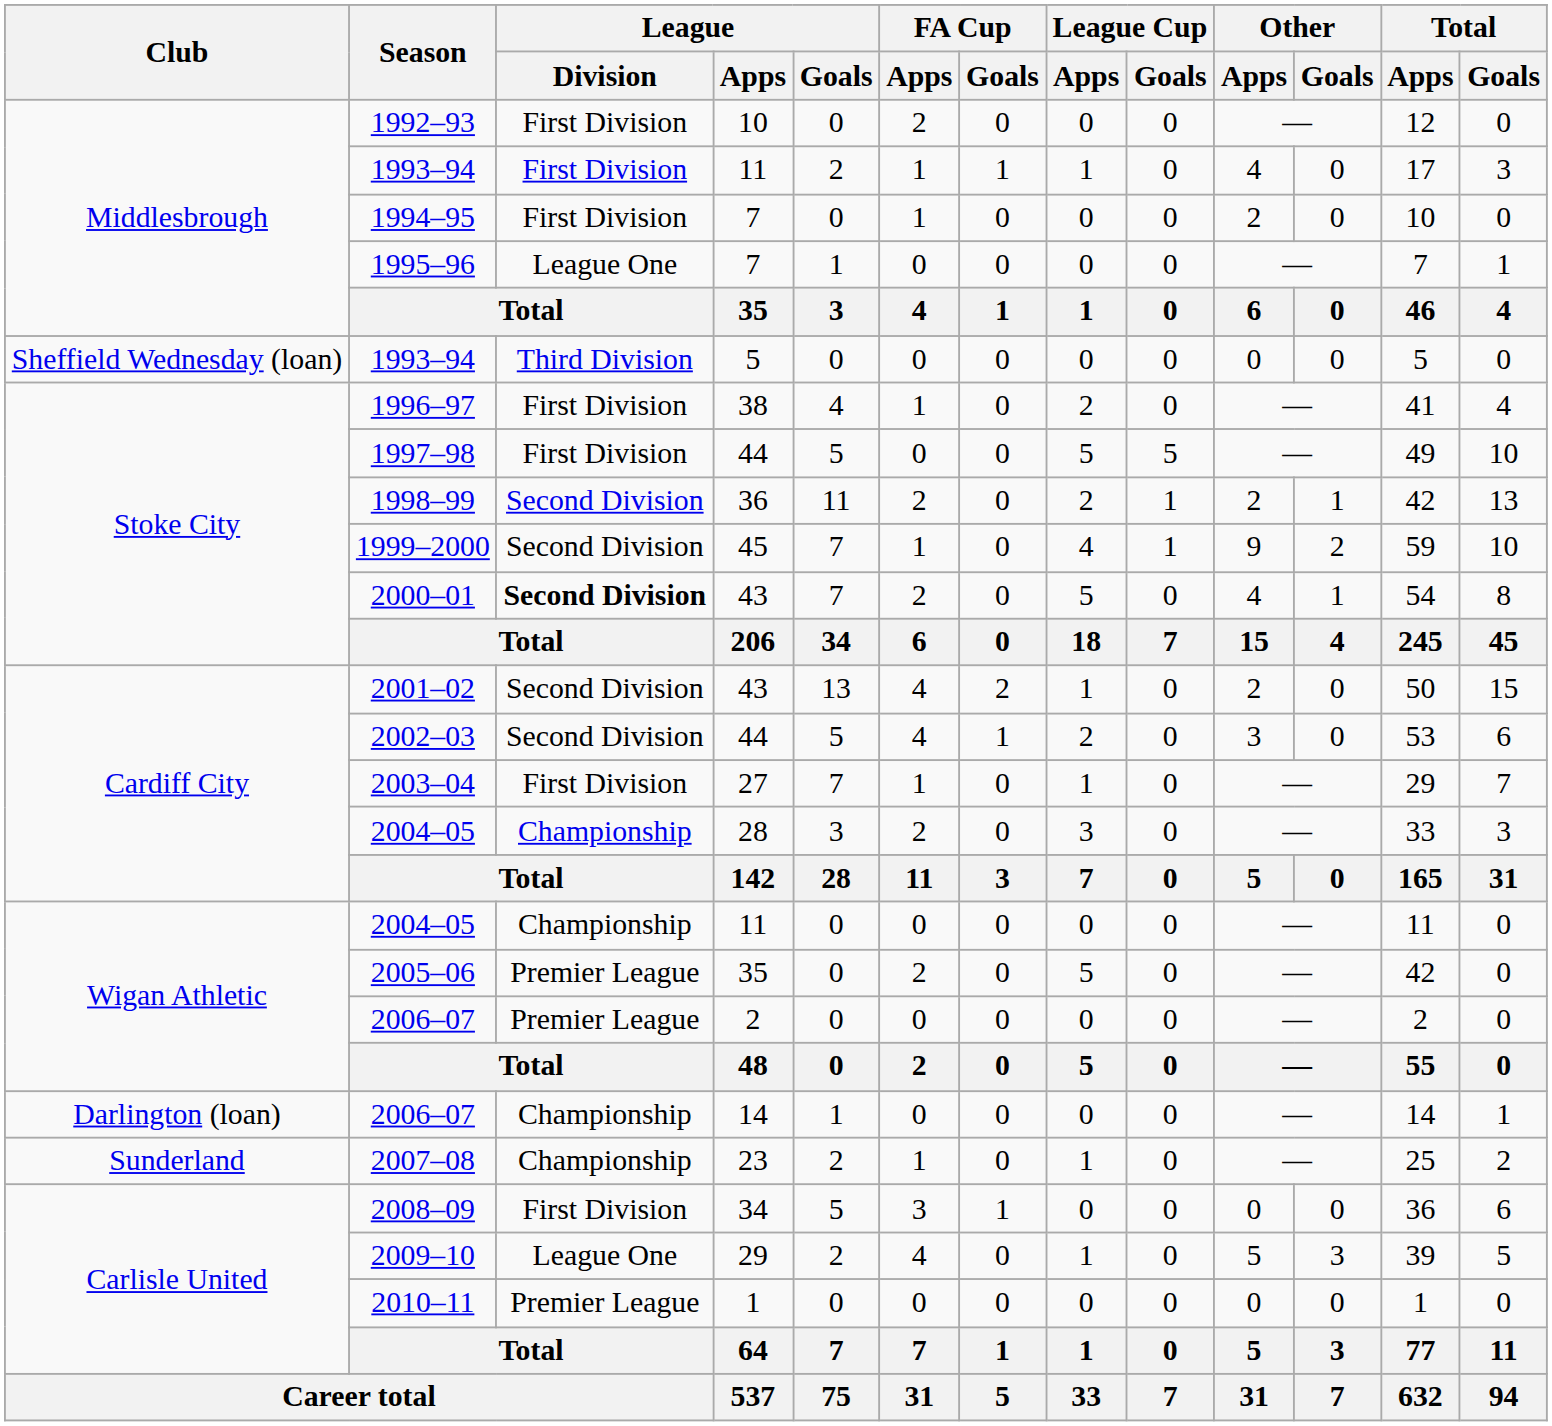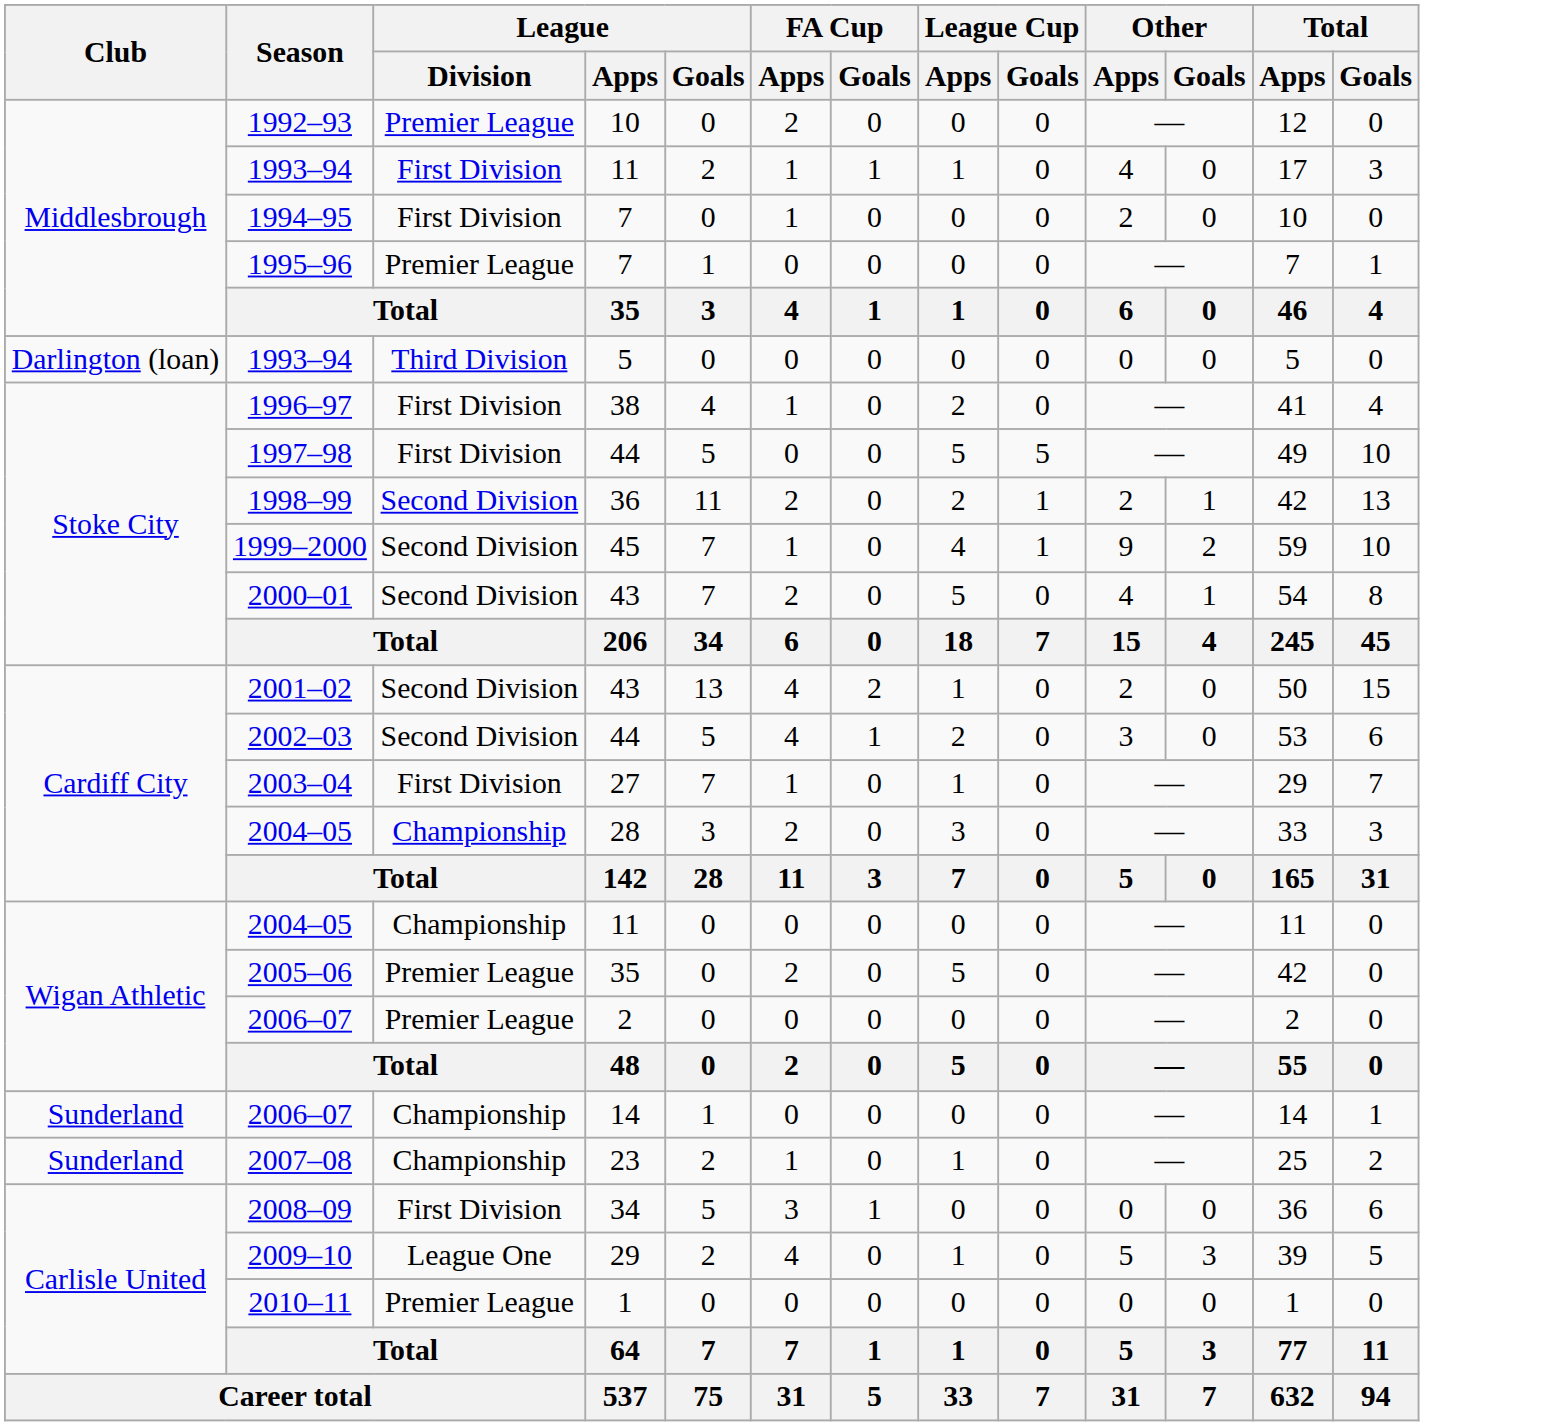(605, 122) First Division -> (479, 122) Premier League
(605, 264) League One -> (479, 264) Premier League
(177, 358) Sheffield Wednesday (loan) -> (116, 358) Darlington (loan)
(605, 594) bold -> (479, 594) normal
(177, 1113) Darlington (loan) -> (116, 1113) Sunderland
